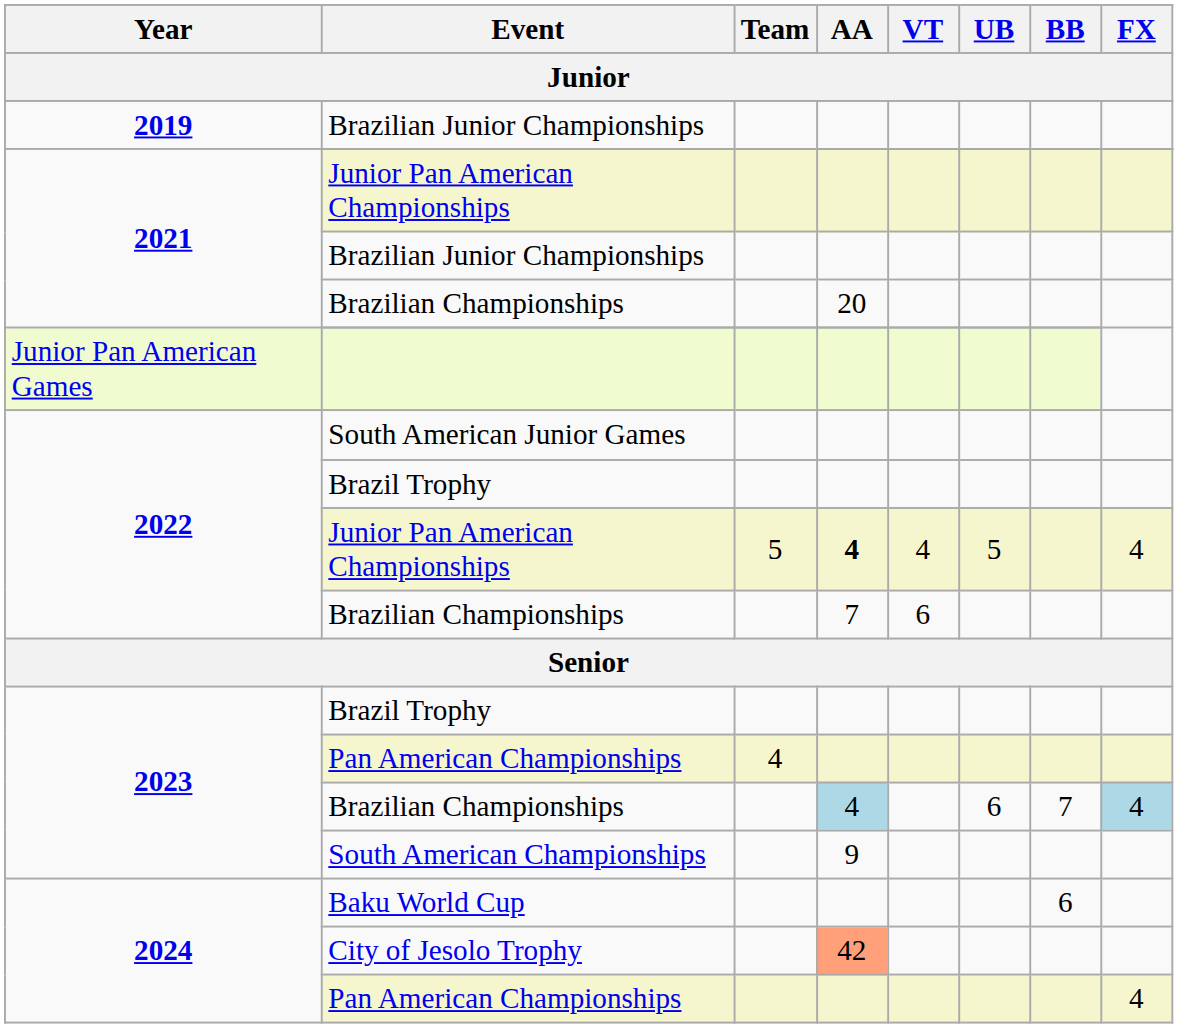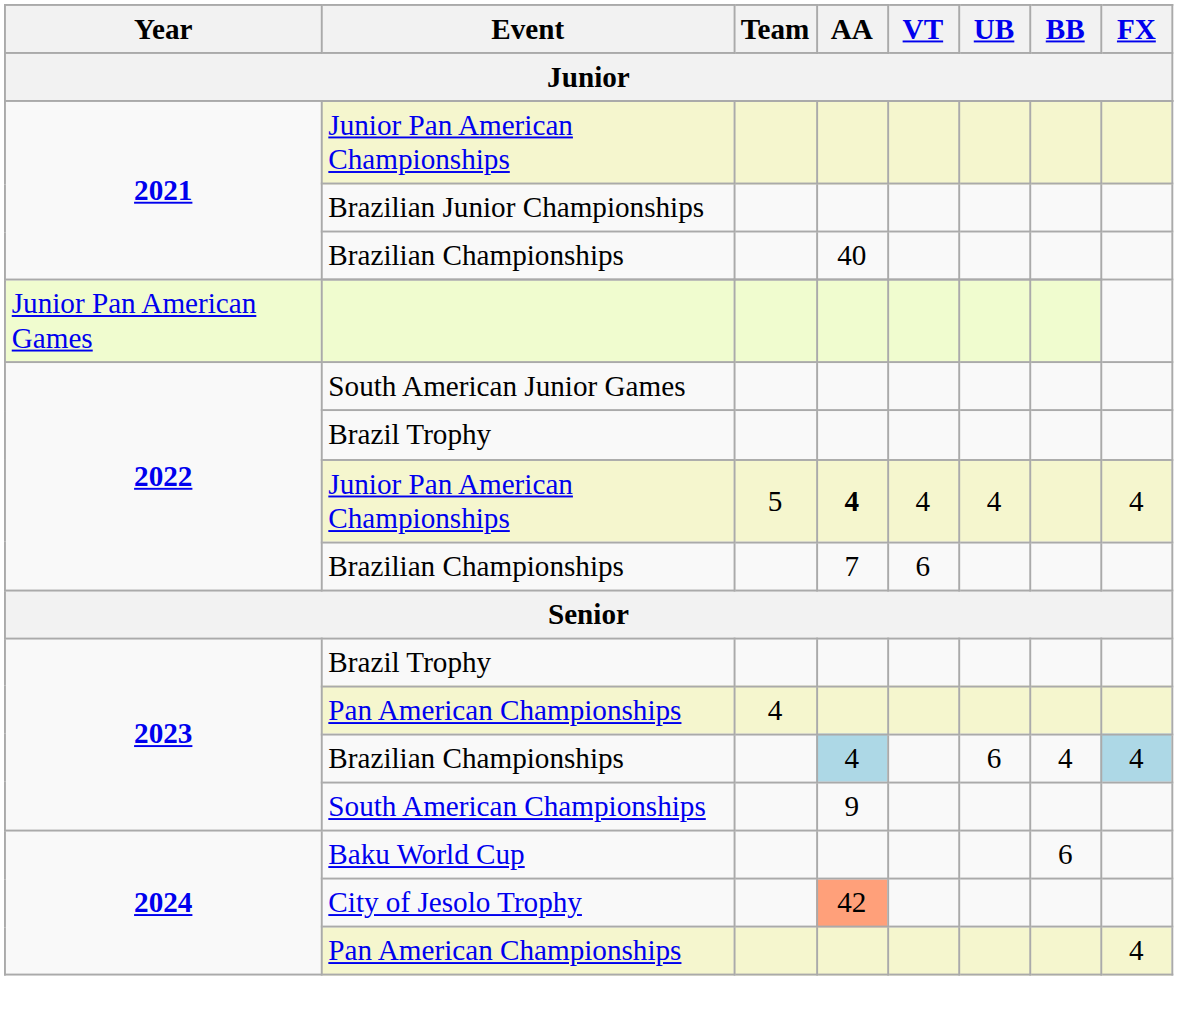- row: (163, 124)
(852, 303) 20 -> (852, 255) 40
(994, 548) 5 -> (994, 500) 4
(1065, 806) 7 -> (1065, 757) 4
